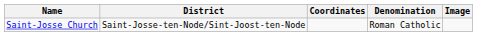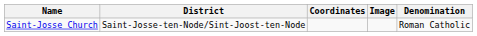columns swapped: (405, 11) <-> (457, 11)
